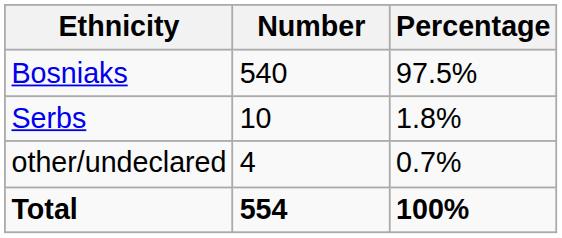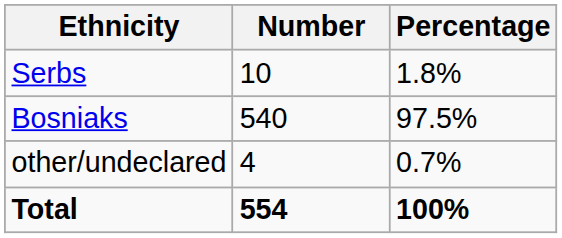rows swapped: (70, 72) <-> (49, 118)
